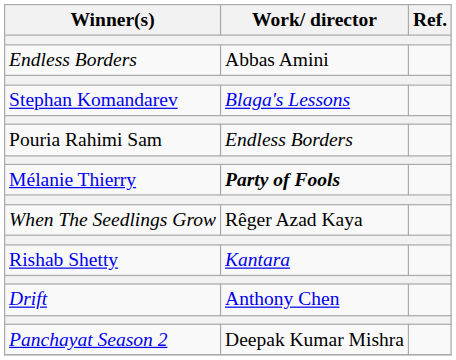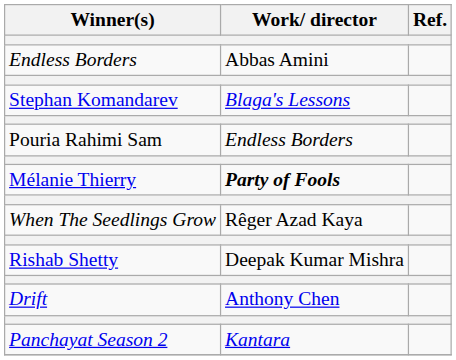(258, 259) Kantara -> (314, 259) Deepak Kumar Mishra
(314, 339) Deepak Kumar Mishra -> (258, 339) Kantara
